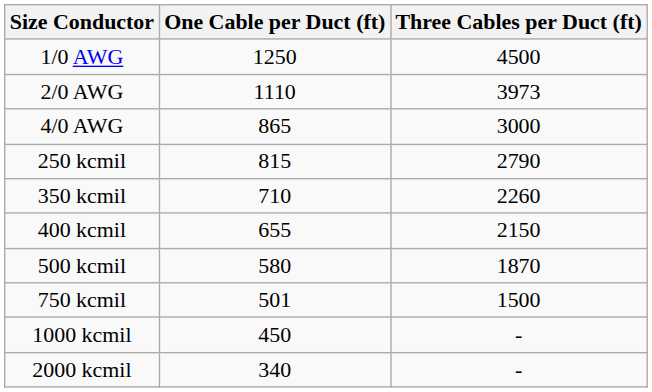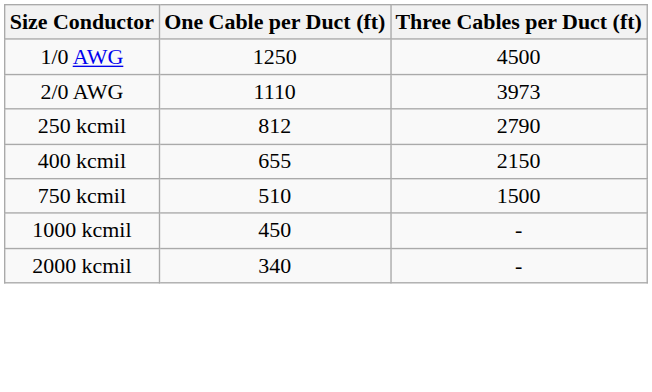- row: (82, 126)
(275, 160) 815 -> (275, 126) 812
- row: (82, 195)
- row: (82, 265)
(275, 299) 501 -> (275, 195) 510
